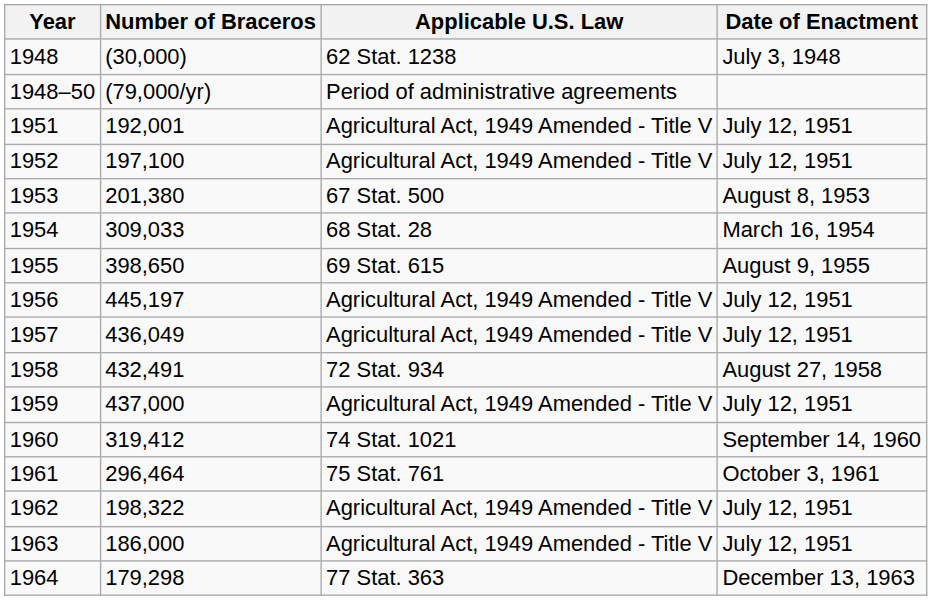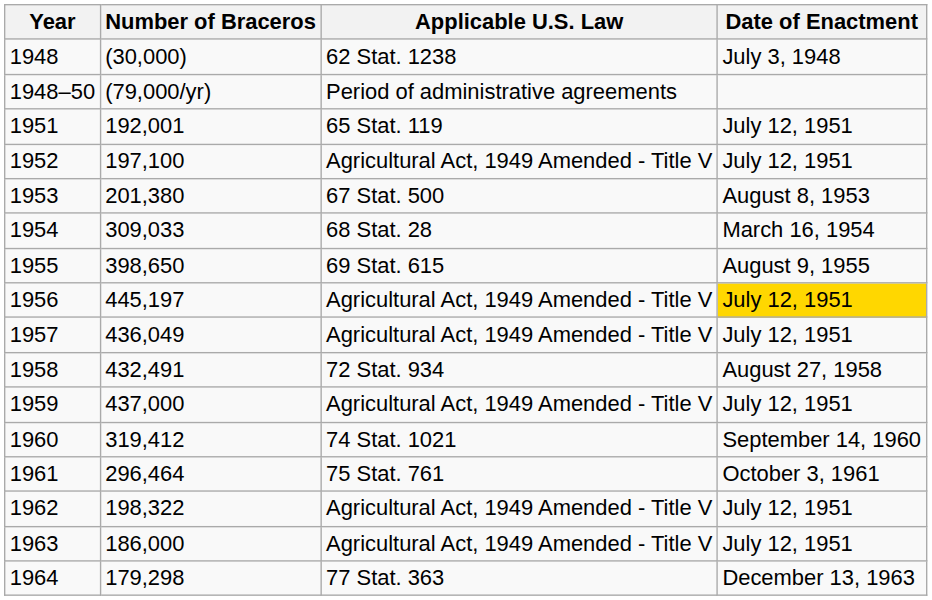(519, 126) Agricultural Act, 1949 Amended - Title V -> (384, 126) 65 Stat. 119
(788, 299) no background -> (788, 299) gold background
